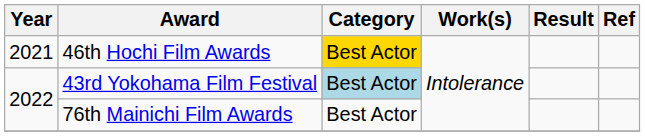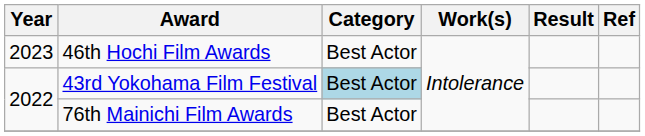(31, 51) 2021 -> (31, 51) 2023
(372, 51) gold background -> (372, 51) no background
